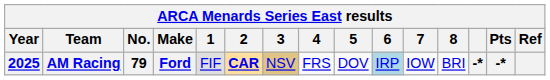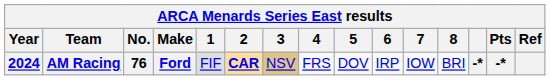(24, 63) 2025 -> (24, 63) 2024
(139, 63) 79 -> (139, 63) 76
(387, 63) lightblue background -> (387, 63) no background
